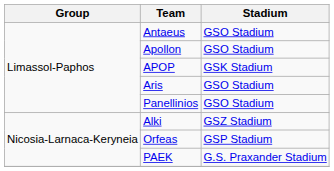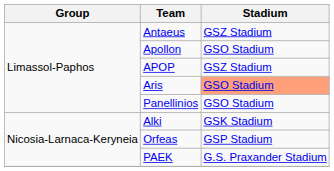(239, 32) GSO Stadium -> (238, 32) GSZ Stadium
(238, 68) GSK Stadium -> (238, 68) GSZ Stadium
(239, 86) no background -> (239, 86) lightsalmon background
(238, 122) GSZ Stadium -> (238, 122) GSK Stadium
